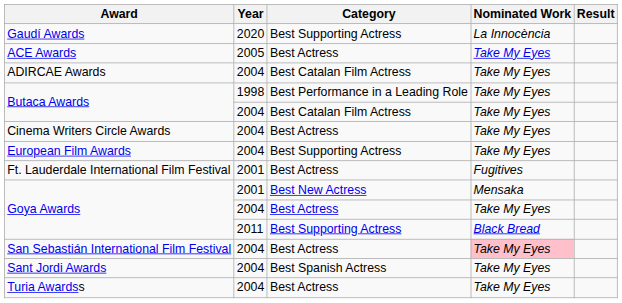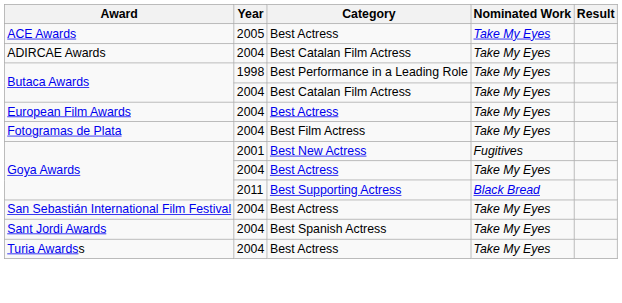- row: (46, 33)
- row: (89, 131)
(336, 151) Best Supporting Actress -> (304, 111) Best Actress
+ row: (64, 131)
- row: (119, 170)
(499, 190) Mensaka -> (498, 151) Fugitives
(512, 248) pink background -> (512, 209) no background
